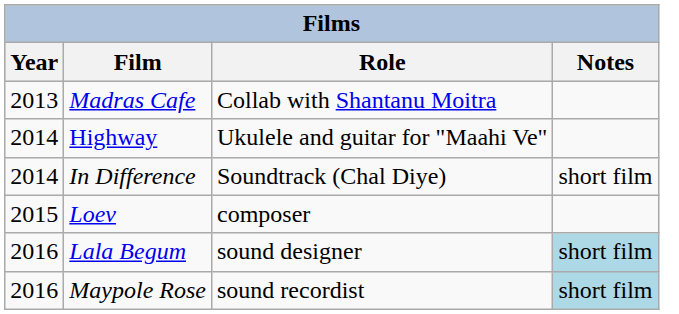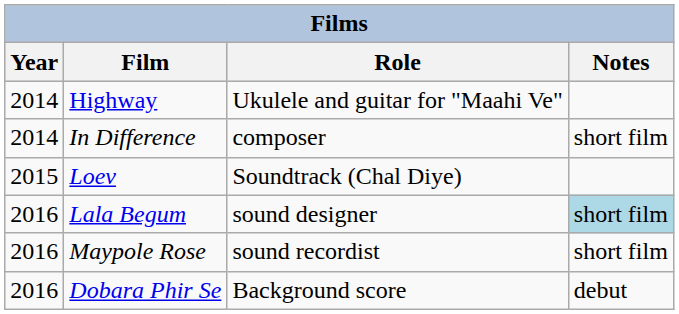- row: (132, 99)
(332, 175) Soundtrack (Chal Diye) -> (279, 137) composer
(264, 213) composer -> (347, 175) Soundtrack (Chal Diye)
(605, 289) lightblue background -> (621, 251) no background
+ row: (145, 289)
